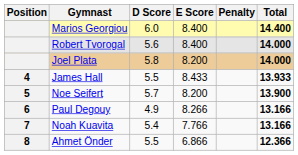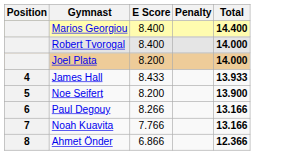- column: (152, 12)
